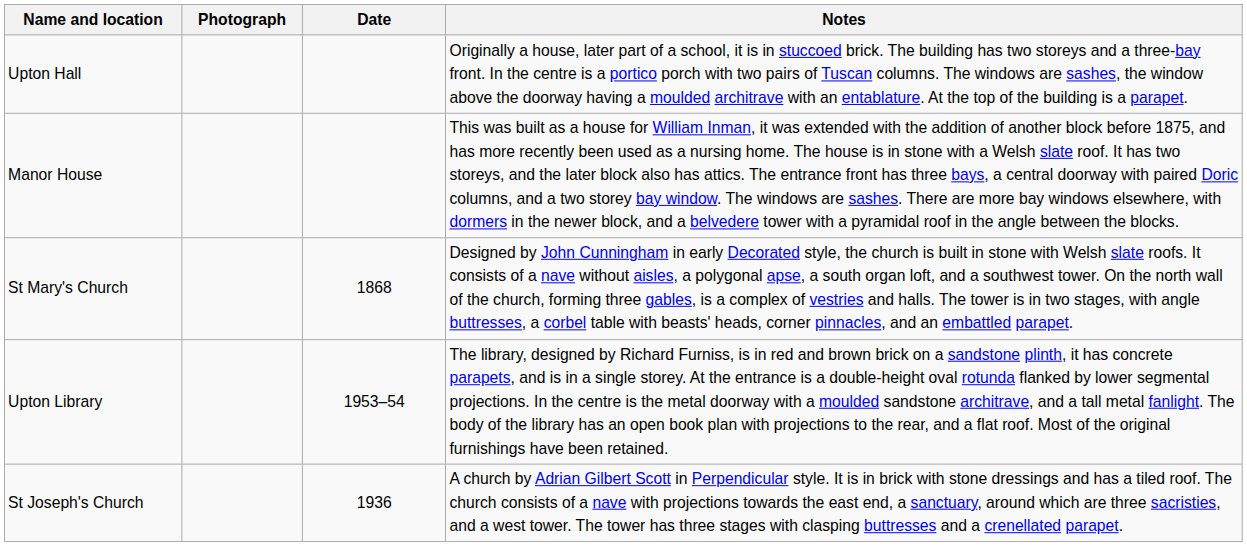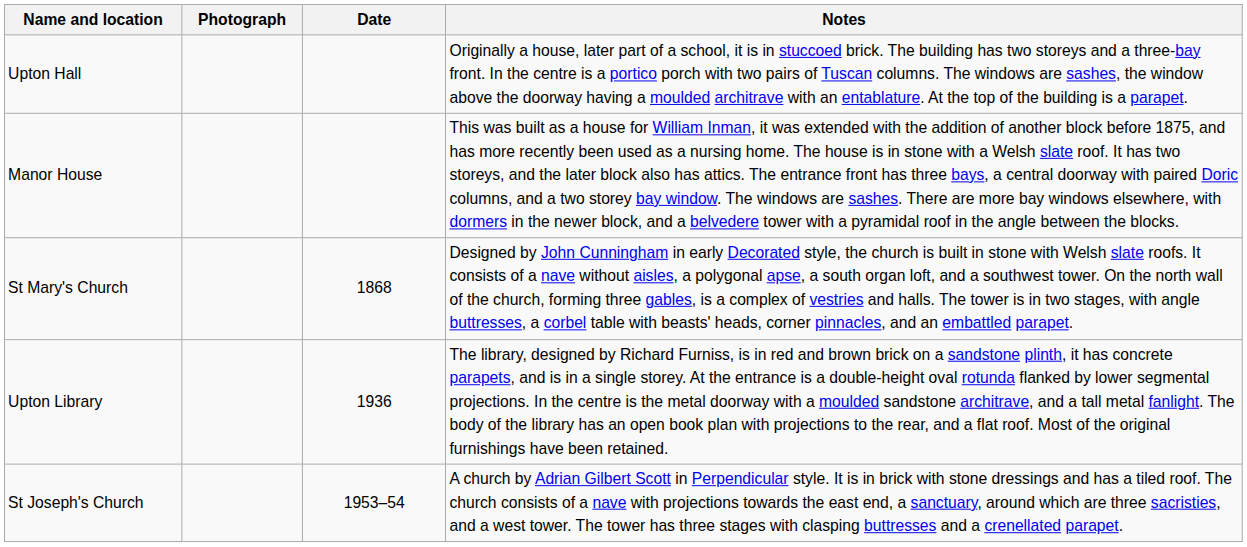(374, 401) 1953–54 -> (374, 401) 1936
(374, 502) 1936 -> (374, 502) 1953–54
